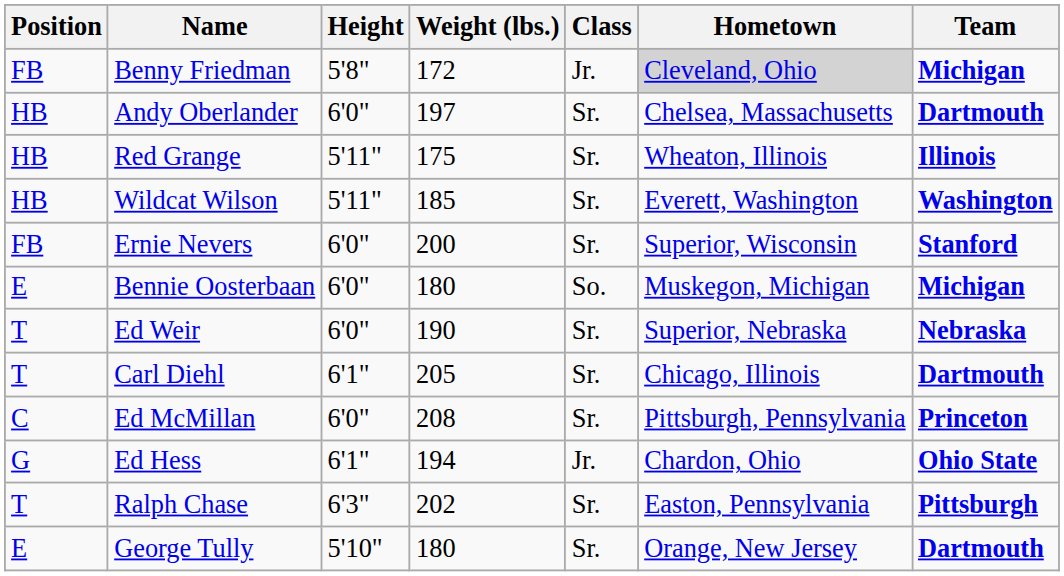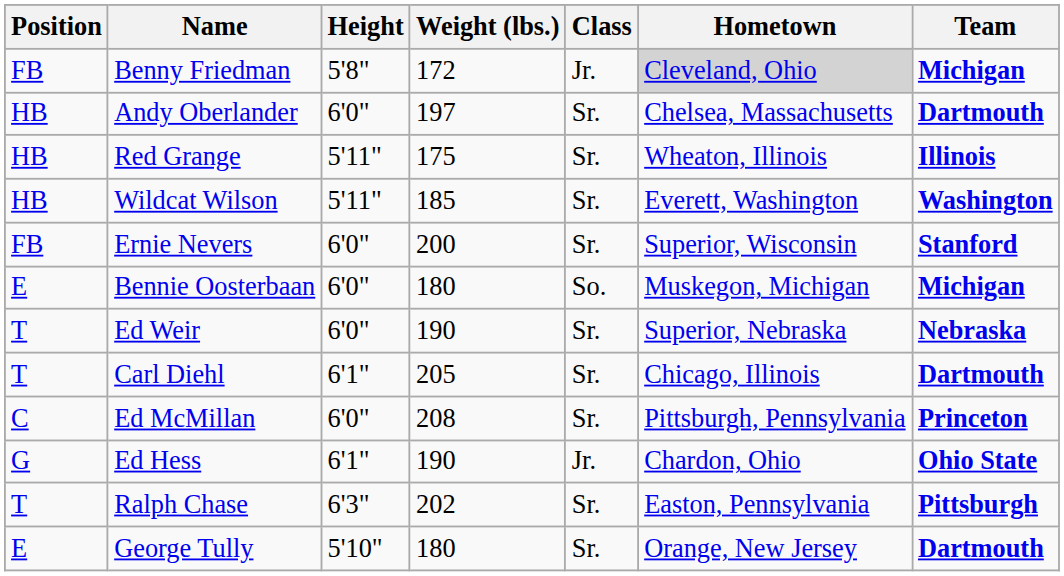(436, 461) 194 -> (436, 461) 190
